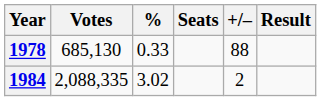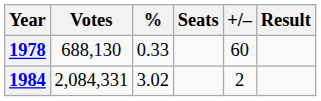(91, 50) 685,130 -> (91, 50) 688,130
(240, 50) 88 -> (240, 50) 60
(91, 80) 2,088,335 -> (91, 80) 2,084,331
